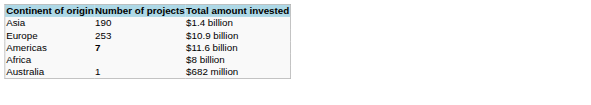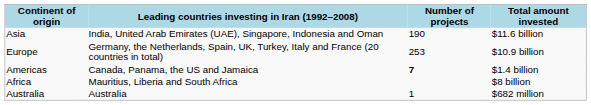+ column: (248, 17)
(209, 23) $1.4 billion -> (517, 34) $11.6 billion
(212, 48) $11.6 billion -> (515, 70) $1.4 billion
